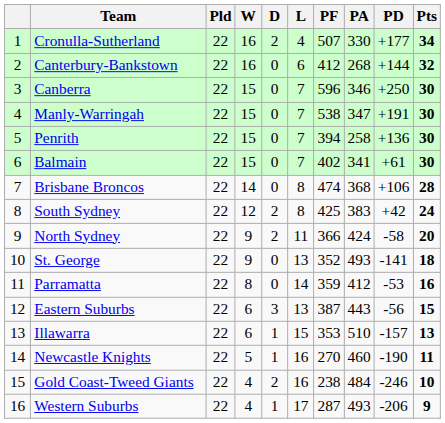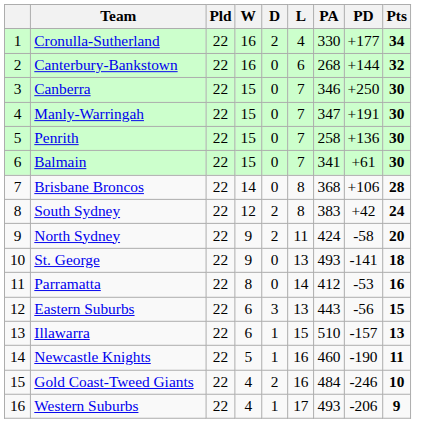- column: (329, 16)
